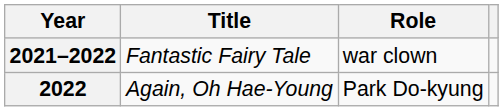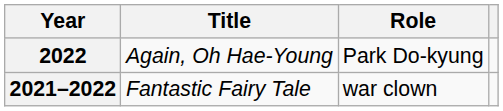rows swapped: (63, 55) <-> (63, 88)
